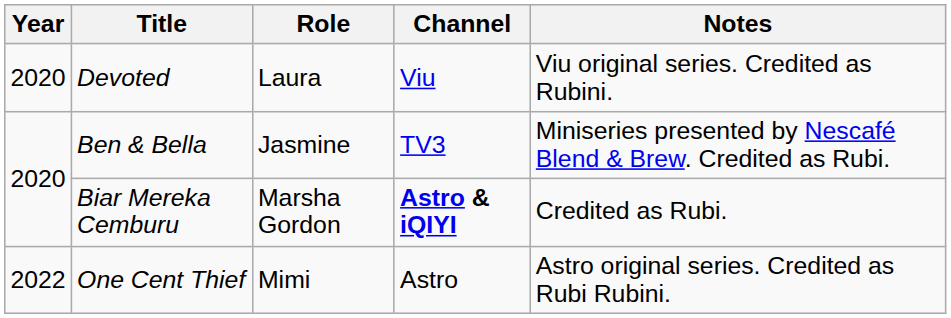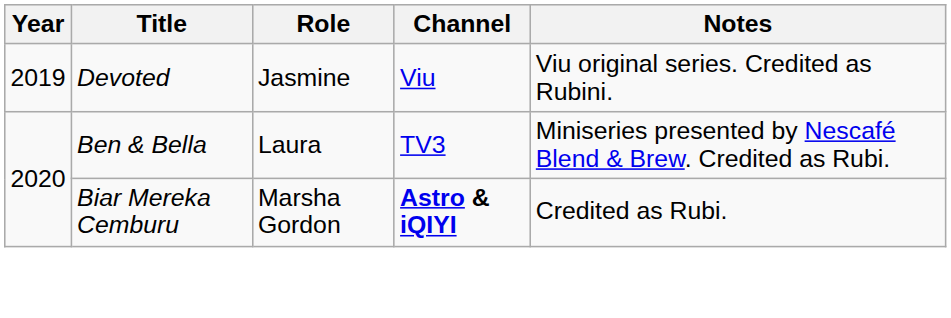(38, 77) 2020 -> (38, 77) 2019
(290, 77) Laura -> (304, 77) Jasmine
(304, 144) Jasmine -> (290, 144) Laura
- row: (161, 279)
